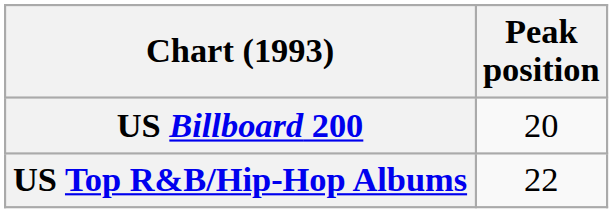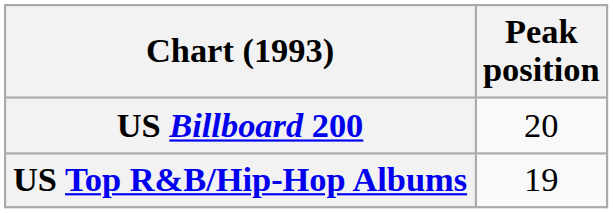(541, 179) 22 -> (541, 179) 19
